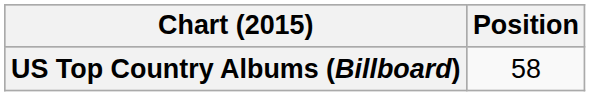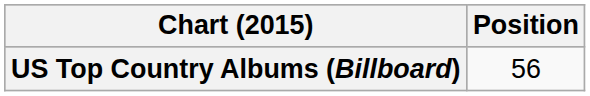(526, 68) 58 -> (526, 68) 56
